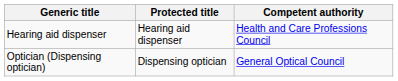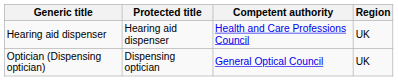+ column: (373, 12)
